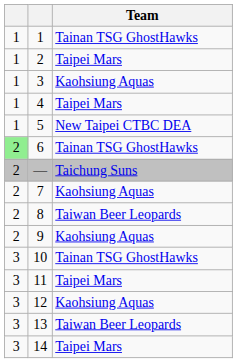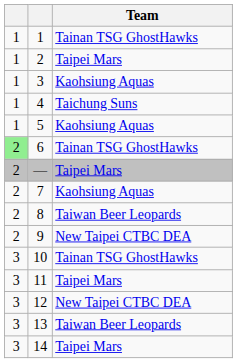(89, 103) Taipei Mars -> (96, 103) Taichung Suns
(123, 125) New Taipei CTBC DEA -> (105, 125) Kaohsiung Aquas
(96, 170) Taichung Suns -> (89, 170) Taipei Mars
(105, 236) Kaohsiung Aquas -> (123, 236) New Taipei CTBC DEA
(105, 302) Kaohsiung Aquas -> (123, 302) New Taipei CTBC DEA
